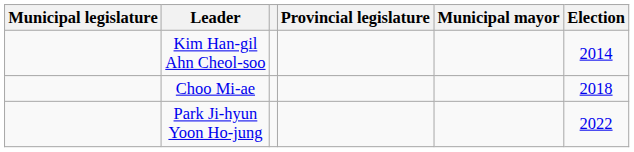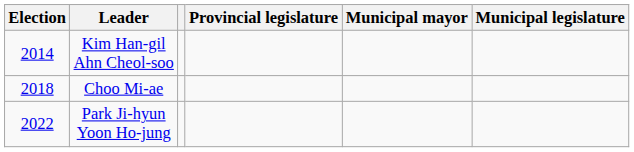columns swapped: (596, 17) <-> (83, 17)
